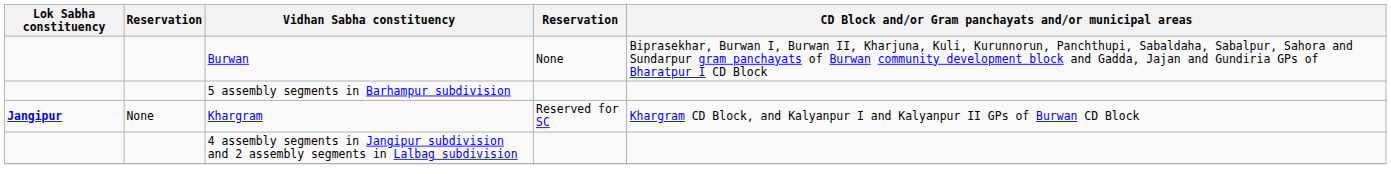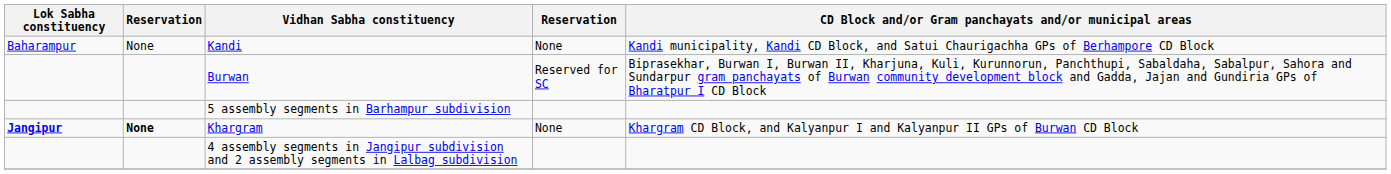+ row: (225, 46)
(550, 59) None -> (576, 77) Reserved for SC
(140, 116) normal -> (140, 128) bold
(577, 116) Reserved for SC -> (549, 128) None
